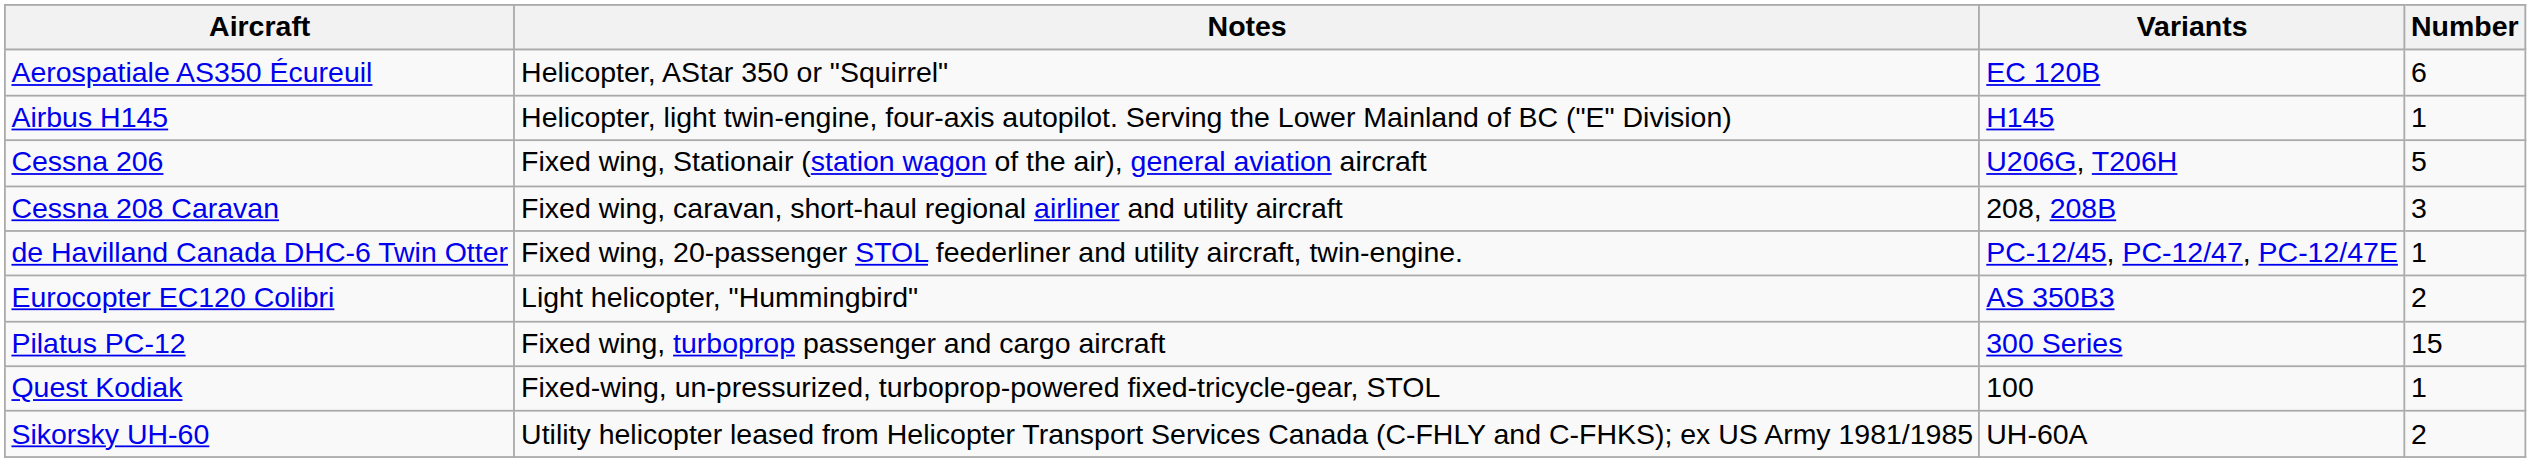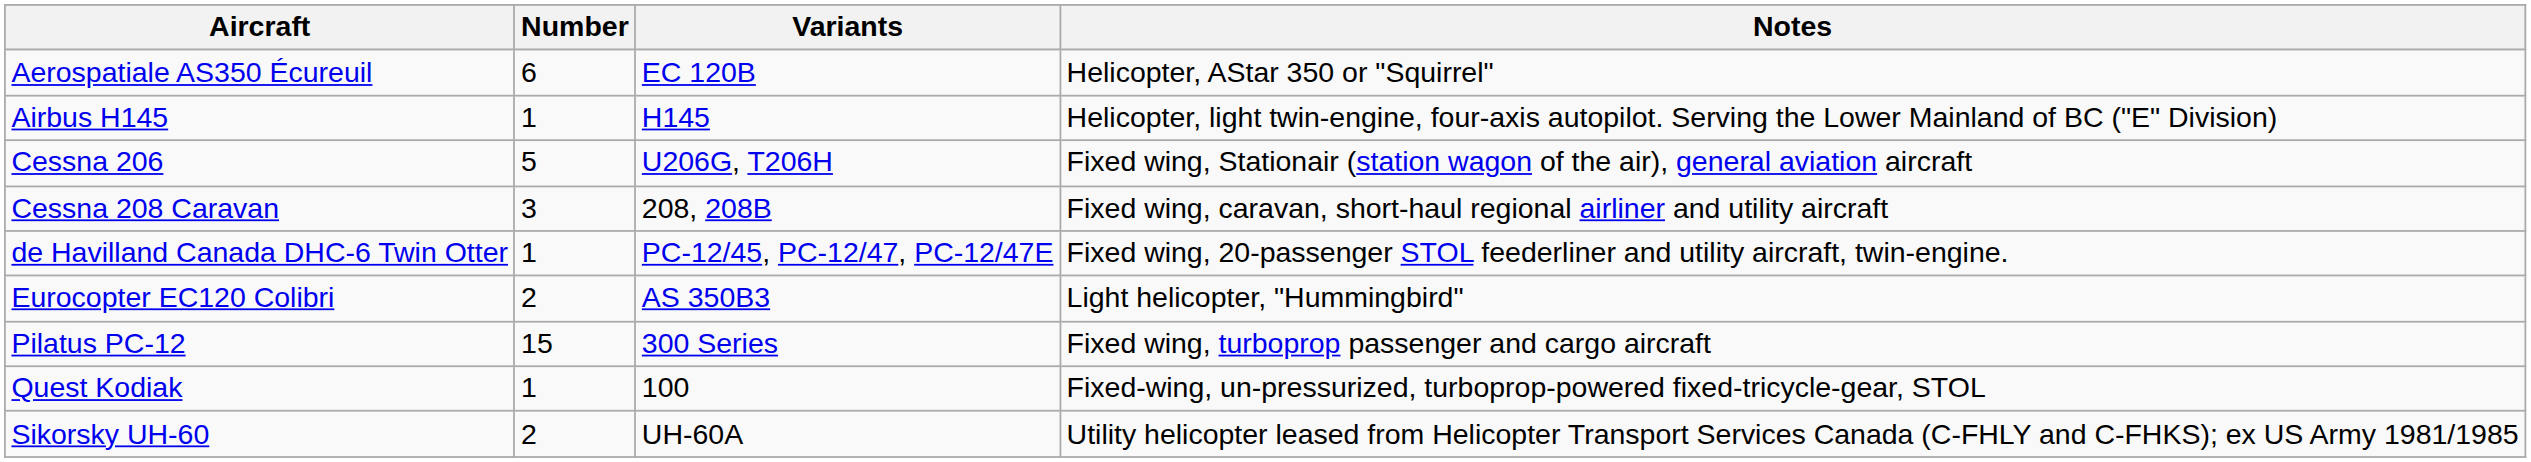columns swapped: (2465, 27) <-> (1247, 27)
